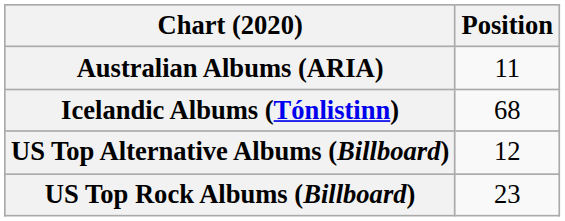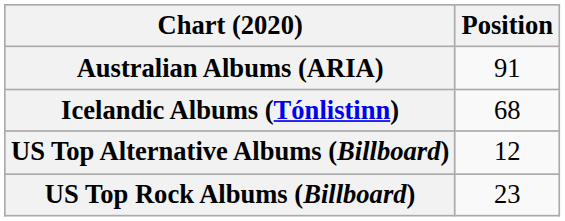(507, 67) 11 -> (507, 67) 91
